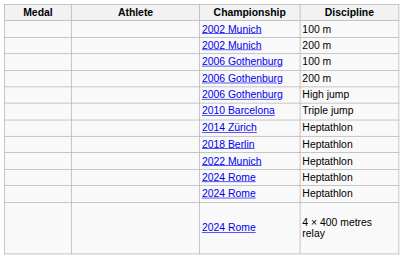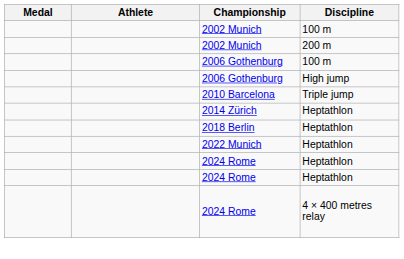- row: (242, 78)
